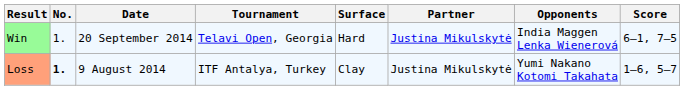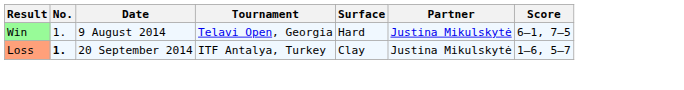- column: (567, 14)
(136, 38) 20 September 2014 -> (122, 32) 9 August 2014
(122, 69) 9 August 2014 -> (136, 50) 20 September 2014
